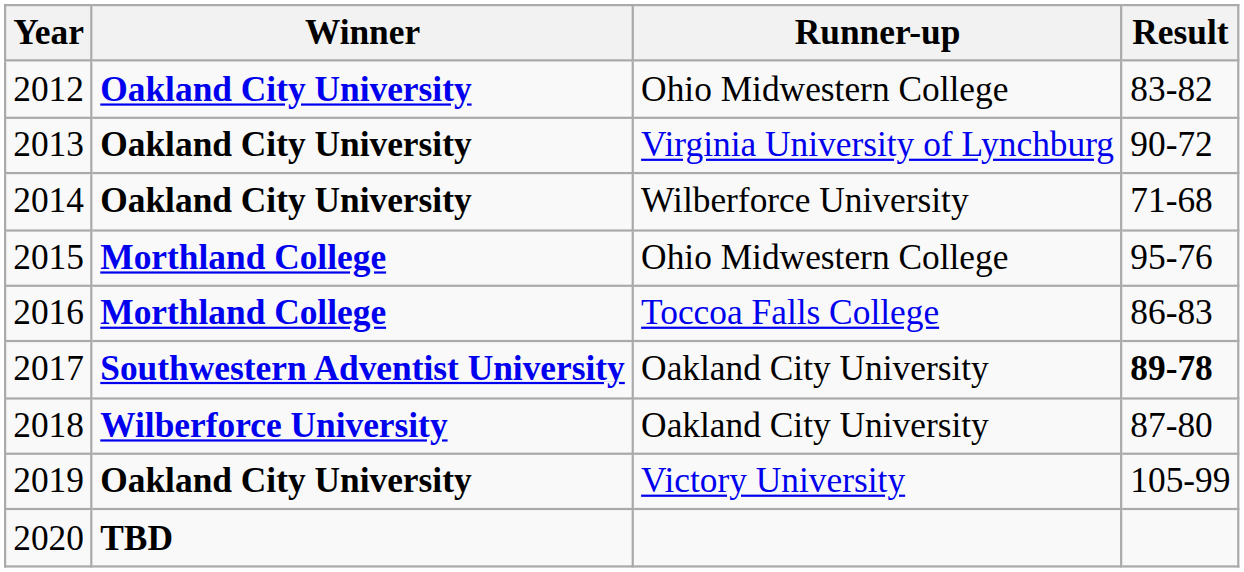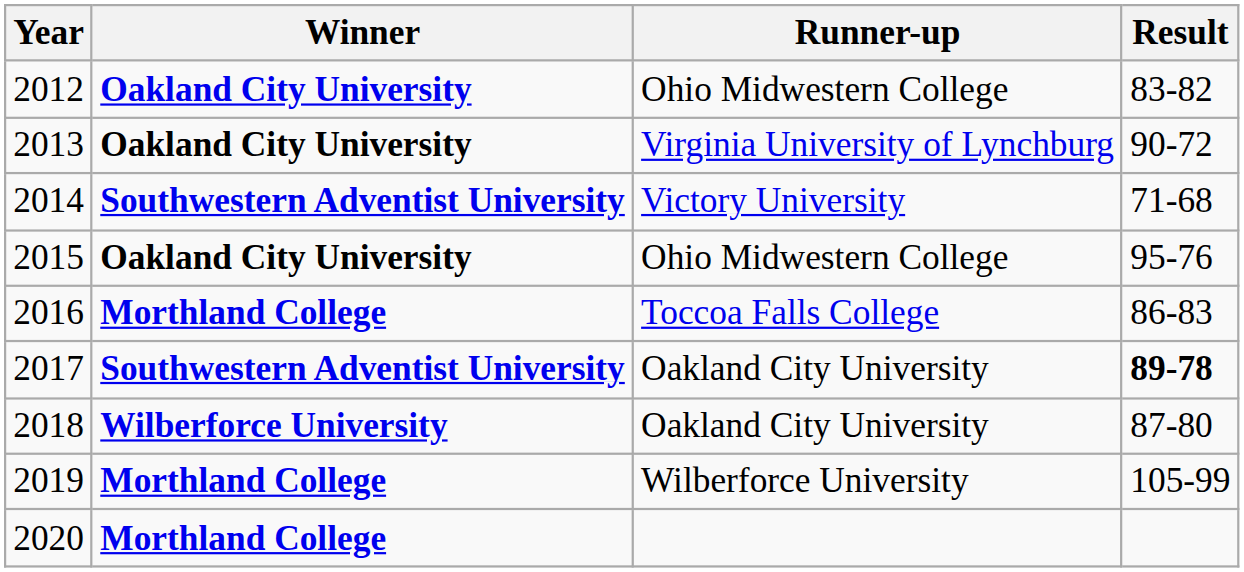(286, 200) Oakland City University -> (363, 200) Southwestern Adventist University
(805, 200) Wilberforce University -> (773, 200) Victory University
(243, 256) Morthland College -> (286, 256) Oakland City University
(286, 481) Oakland City University -> (243, 481) Morthland College
(773, 481) Victory University -> (805, 481) Wilberforce University
(137, 537) TBD -> (243, 537) Morthland College
